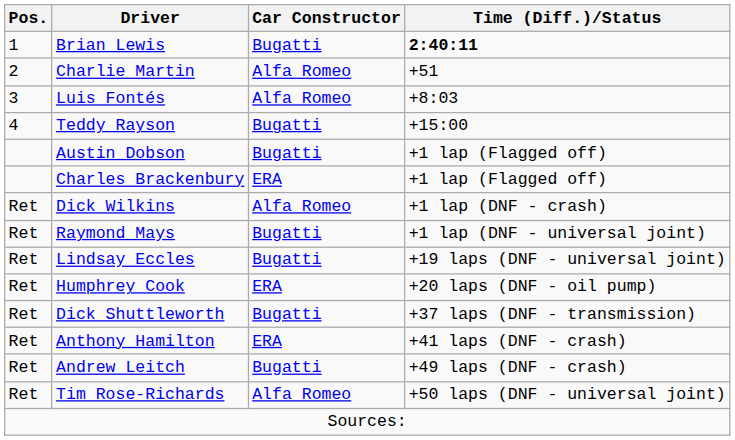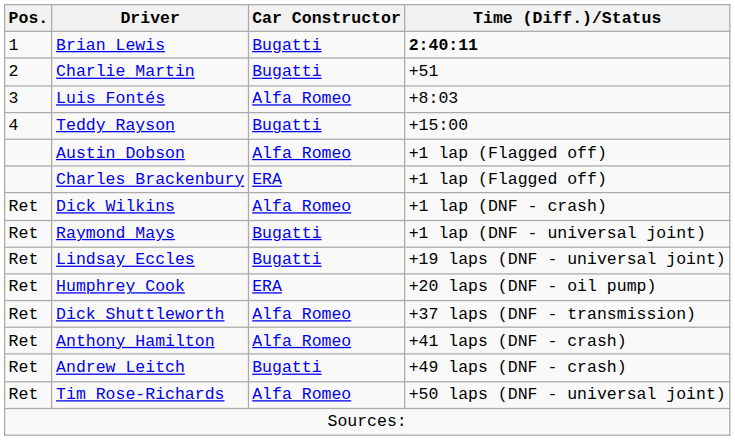(302, 72) Alfa Romeo -> (287, 72) Bugatti
(287, 153) Bugatti -> (302, 153) Alfa Romeo
(287, 314) Bugatti -> (302, 314) Alfa Romeo
(267, 341) ERA -> (302, 341) Alfa Romeo
